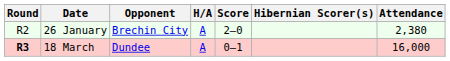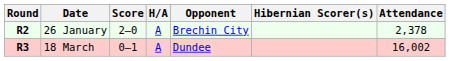columns swapped: (150, 13) <-> (233, 13)
(23, 30) normal -> (23, 30) bold
(411, 30) 2,380 -> (411, 30) 2,378
(411, 47) 16,000 -> (411, 47) 16,002
